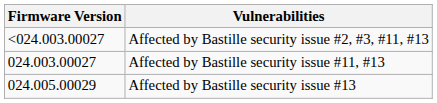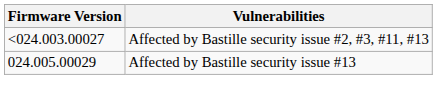- row: (257, 62)
